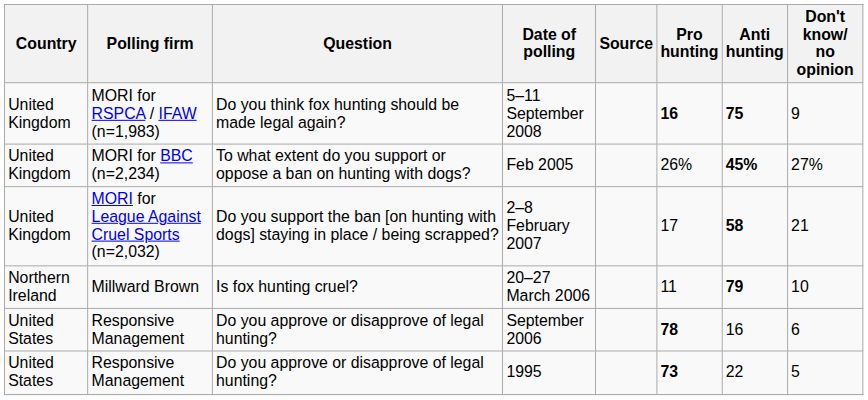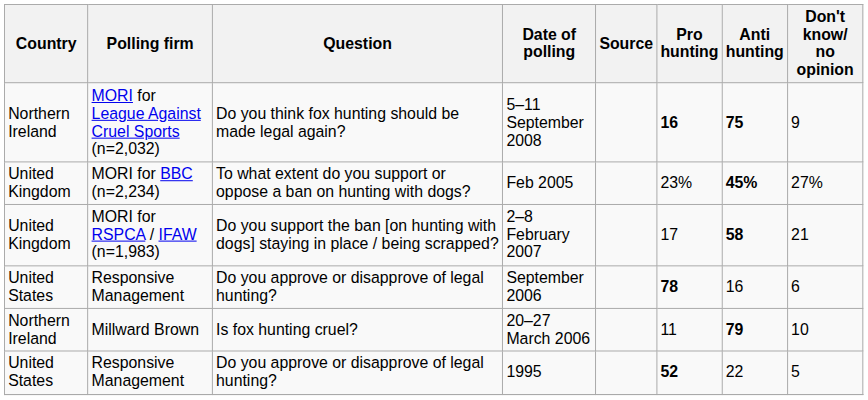(39, 113) United Kingdom -> (39, 122) Northern Ireland
(144, 113) MORI for RSPCA / IFAW (n=1,983) -> (146, 122) MORI for League Against Cruel Sports (n=2,032)
(676, 165) 26% -> (676, 183) 23%
(146, 226) MORI for League Against Cruel Sports (n=2,032) -> (144, 234) MORI for RSPCA / IFAW (n=1,983)
rows swapped: (545, 329) <-> (548, 286)
(669, 372) 73 -> (669, 372) 52
